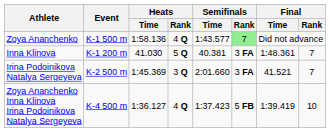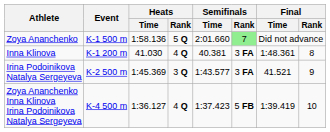(181, 39) 4 Q -> (181, 39) 5 Q
(212, 39) 1:43.577 -> (212, 39) 2:01.660
(181, 53) 5 Q -> (181, 53) 4 Q
(312, 53) 7 -> (312, 53) 8
(212, 72) 2:01.660 -> (212, 72) 1:43.577
(312, 72) 7 -> (312, 72) 9
